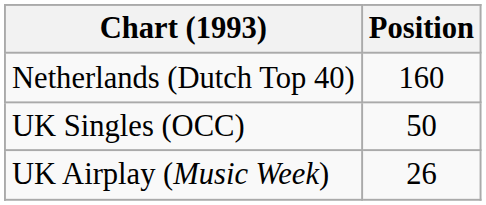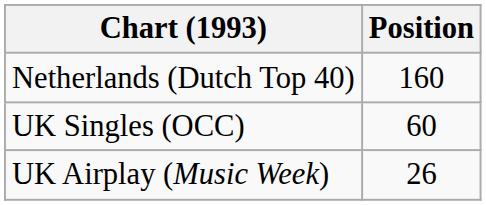(421, 125) 50 -> (421, 125) 60
